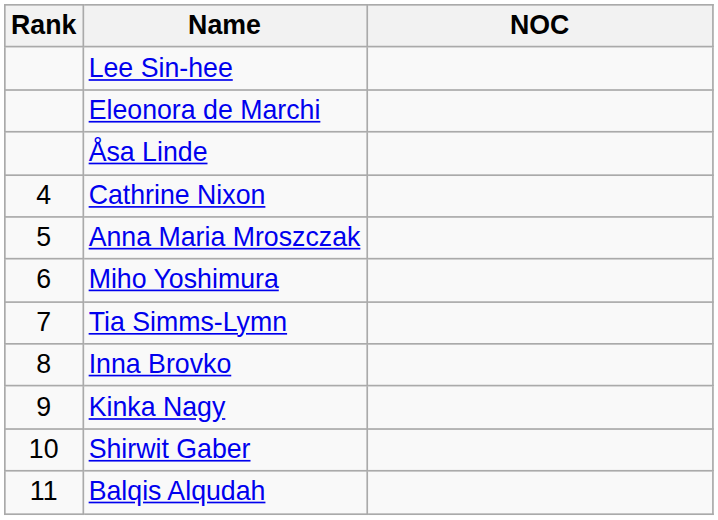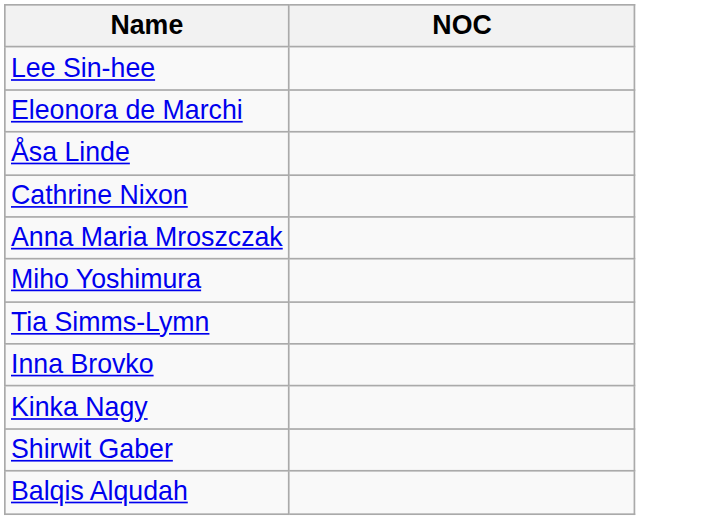- column: (44, 25)
